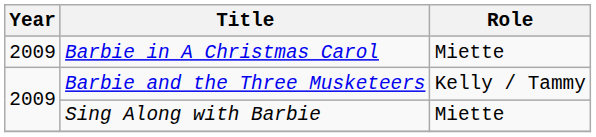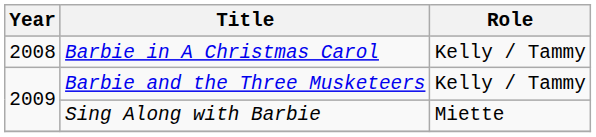(33, 52) 2009 -> (33, 52) 2008
(470, 52) Miette -> (510, 52) Kelly / Tammy
